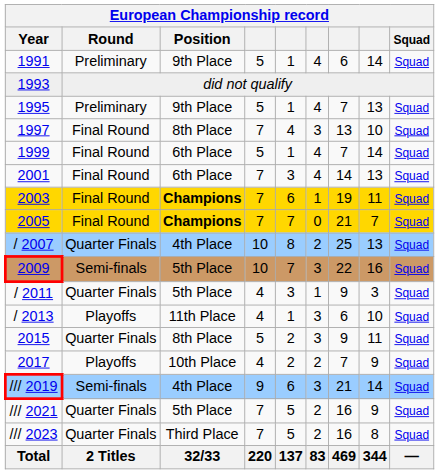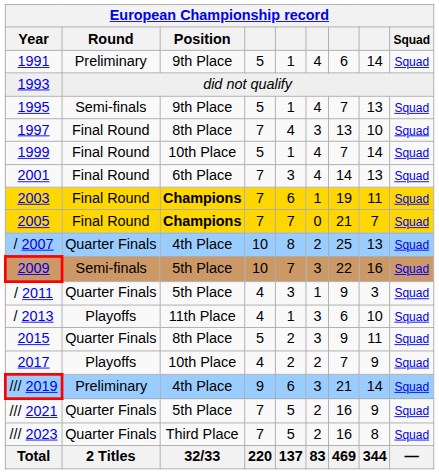(111, 107) Preliminary -> (111, 107) Semi-finals
(202, 152) 6th Place -> (202, 152) 10th Place
(111, 386) Semi-finals -> (111, 386) Preliminary
